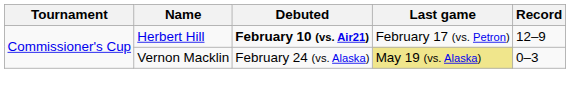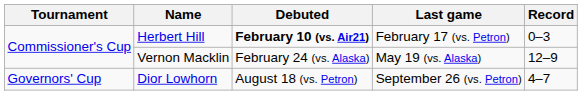(531, 36) 12–9 -> (539, 36) 0–3
(428, 57) khaki background -> (428, 57) no background
(527, 57) 0–3 -> (543, 57) 12–9
+ row: (177, 79)
